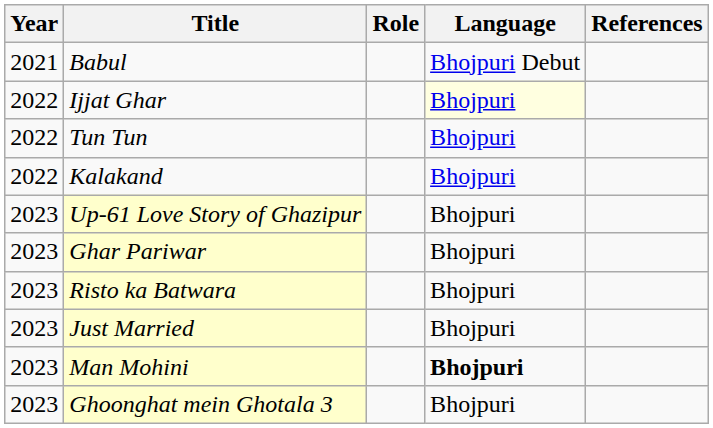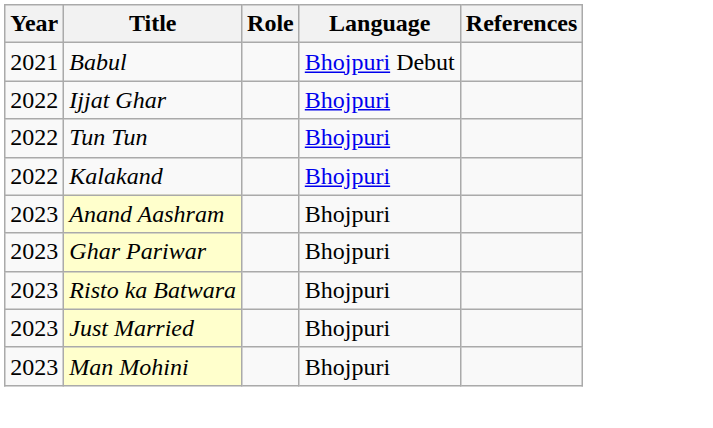(473, 99) lightyellow background -> (347, 99) no background
- row: (215, 213)
+ row: (147, 213)
(477, 366) bold -> (347, 366) normal
- row: (201, 404)
